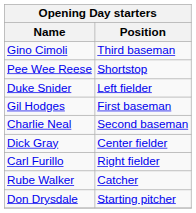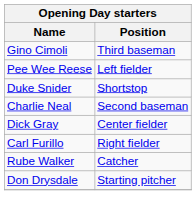(122, 69) Shortstop -> (125, 69) Left fielder
(125, 87) Left fielder -> (122, 87) Shortstop
- row: (36, 106)
